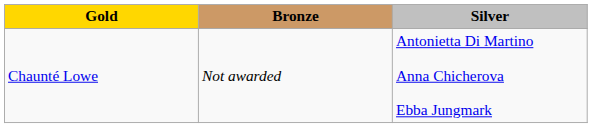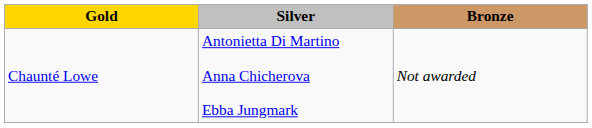columns swapped: (490, 16) <-> (295, 16)
